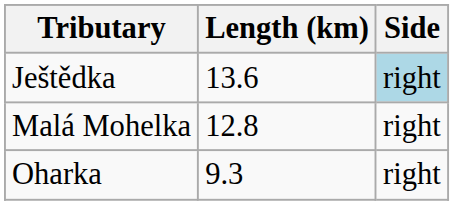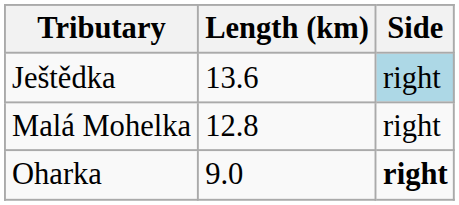(224, 174) 9.3 -> (224, 174) 9.0
(412, 174) normal -> (415, 174) bold
